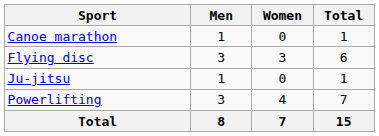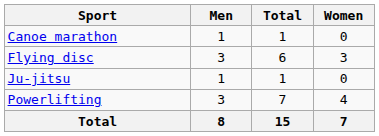columns swapped: (282, 15) <-> (344, 15)
